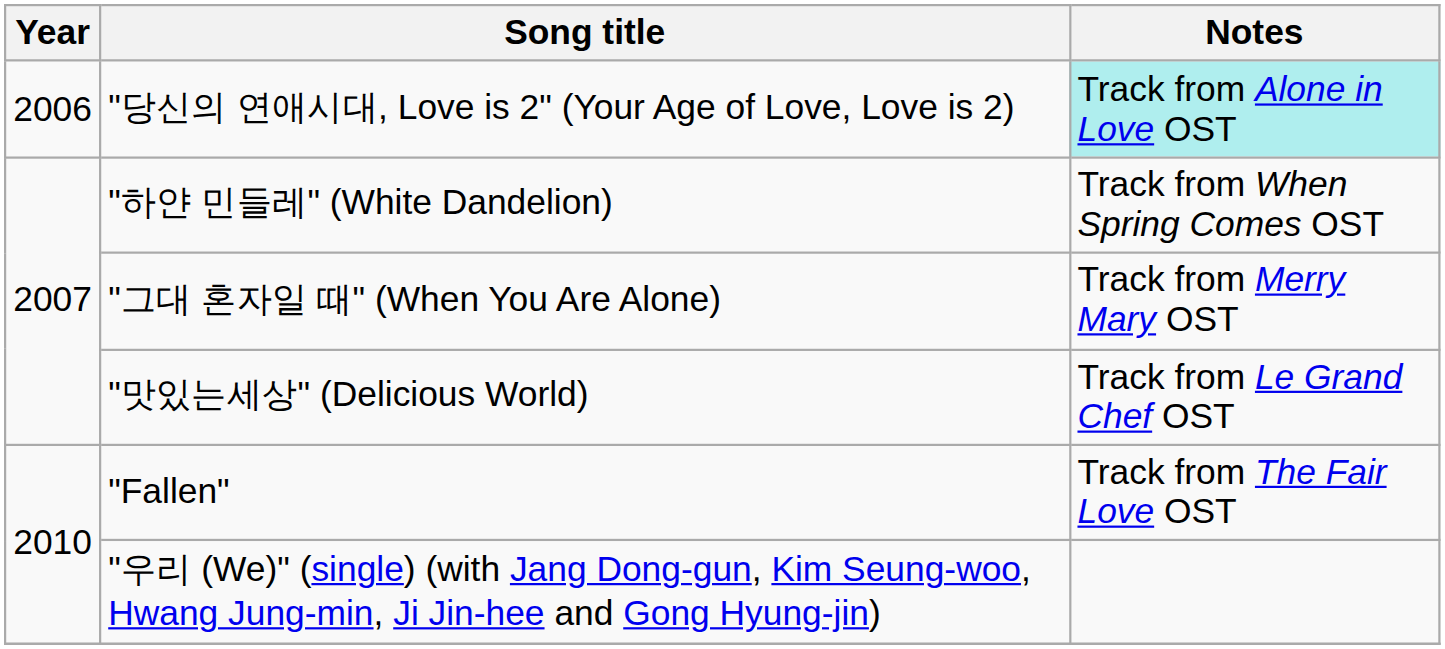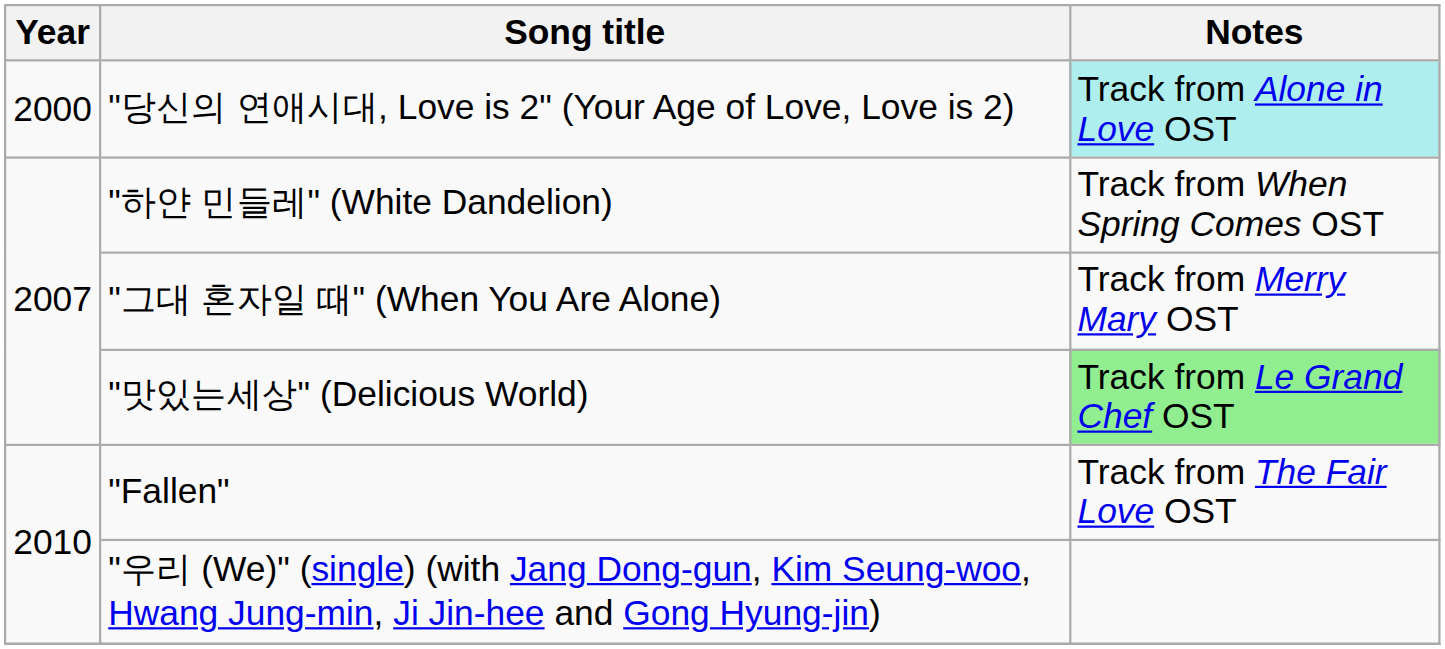(53, 108) 2006 -> (53, 108) 2000
(1240, 396) no background -> (1240, 396) lightgreen background
